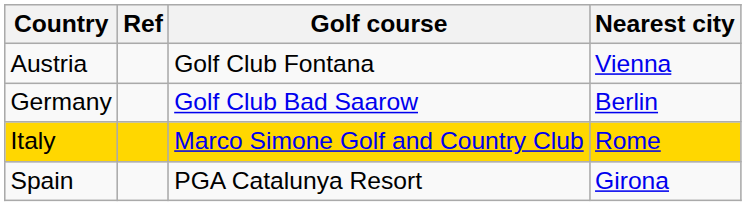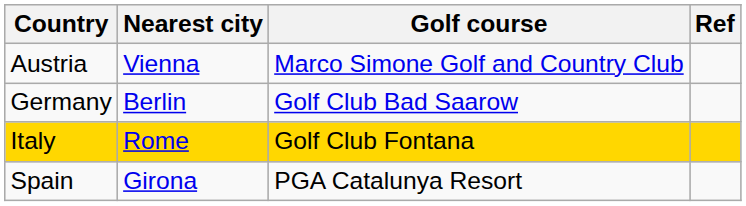columns swapped: (665, 24) <-> (143, 24)
(274, 63) Golf Club Fontana -> (479, 63) Marco Simone Golf and Country Club
(379, 141) Marco Simone Golf and Country Club -> (374, 141) Golf Club Fontana
